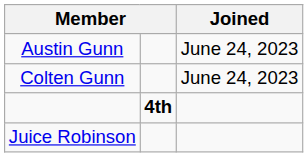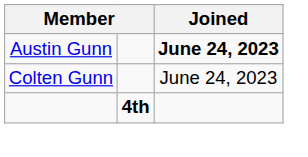(240, 48) normal -> (218, 48) bold
- row: (72, 136)
